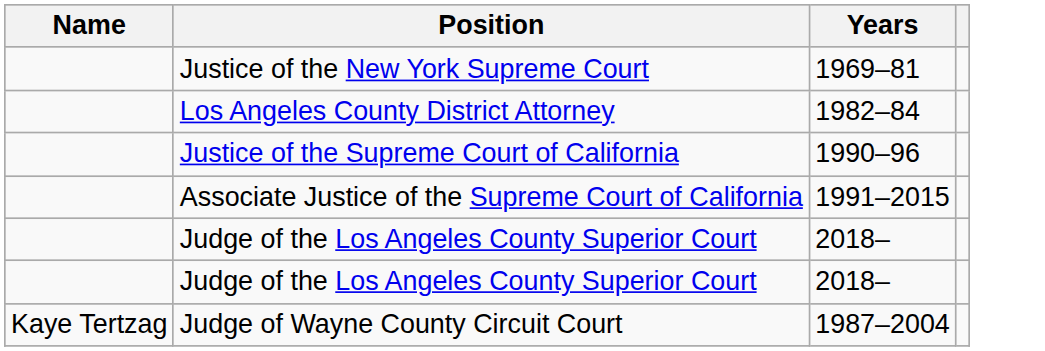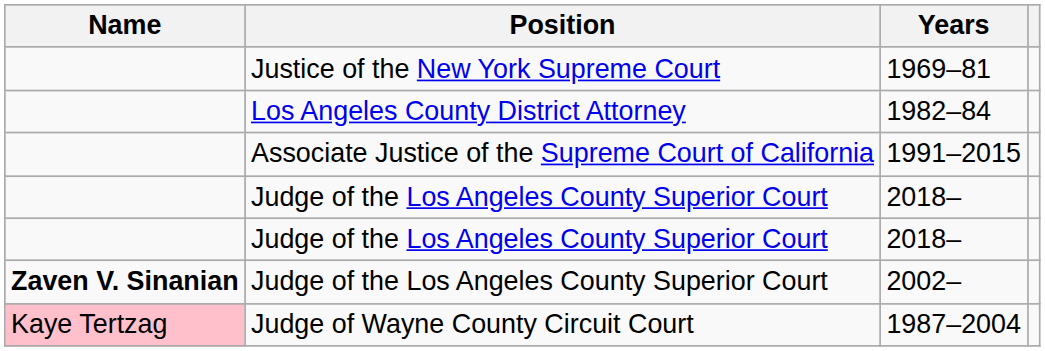- row: (429, 153)
+ row: (539, 281)
(89, 324) no background -> (89, 324) pink background
